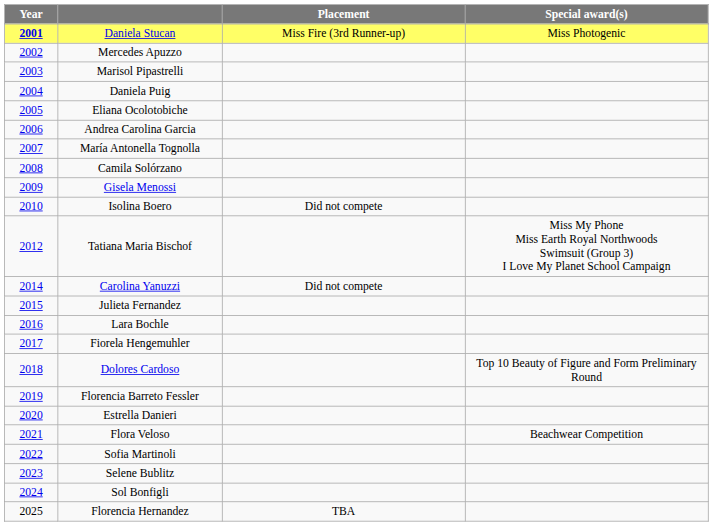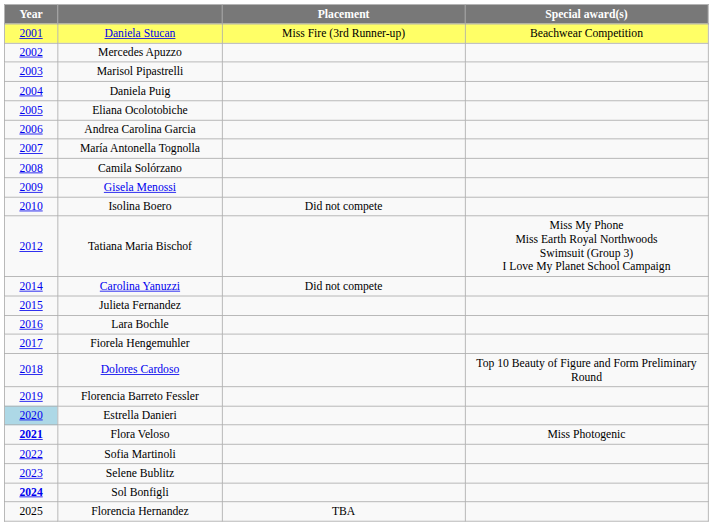(31, 33) bold -> (31, 33) normal
(586, 33) Miss Photogenic -> (586, 33) Beachwear Competition
(31, 415) no background -> (31, 415) lightblue background
(31, 435) normal -> (31, 435) bold
(586, 435) Beachwear Competition -> (586, 435) Miss Photogenic
(31, 492) normal -> (31, 492) bold
